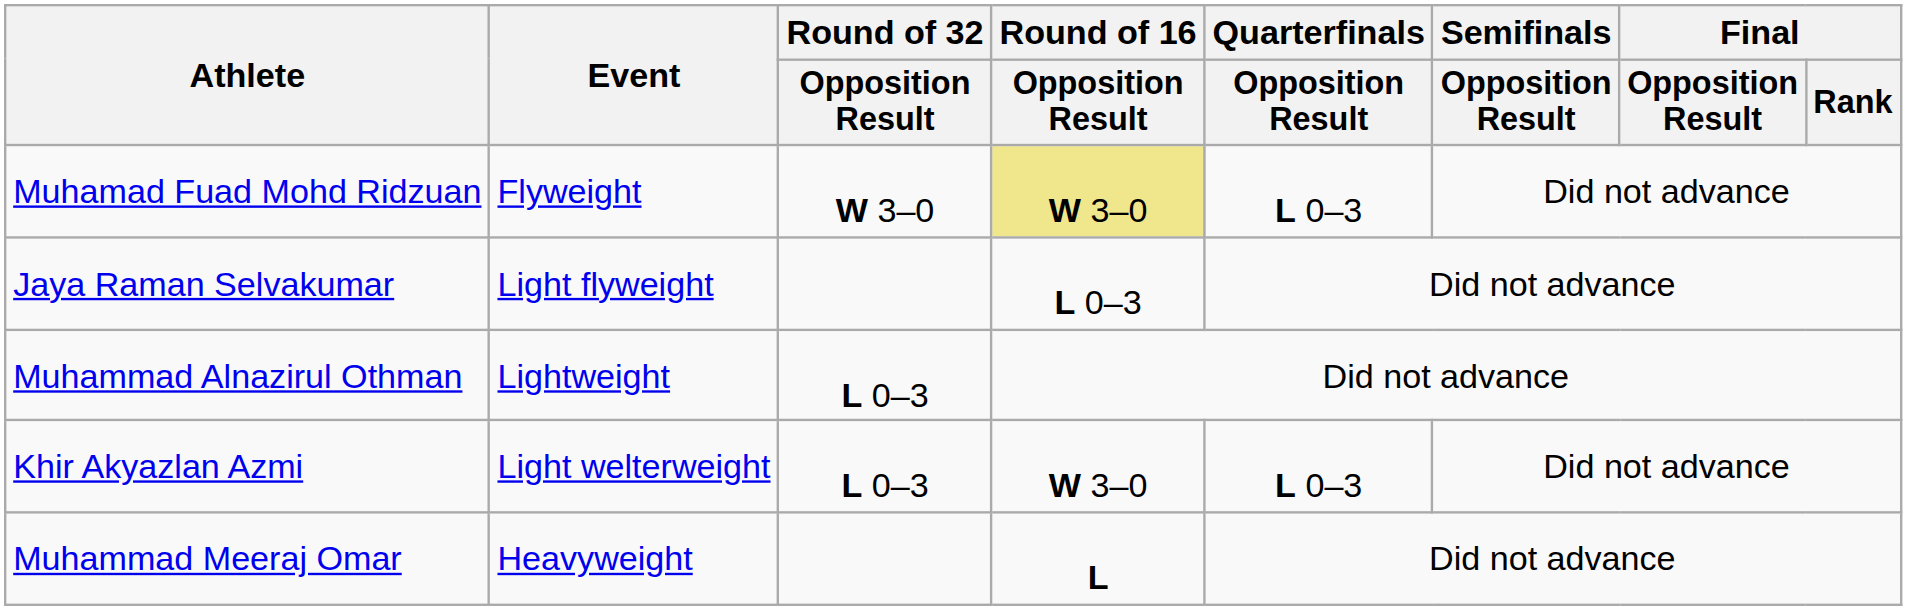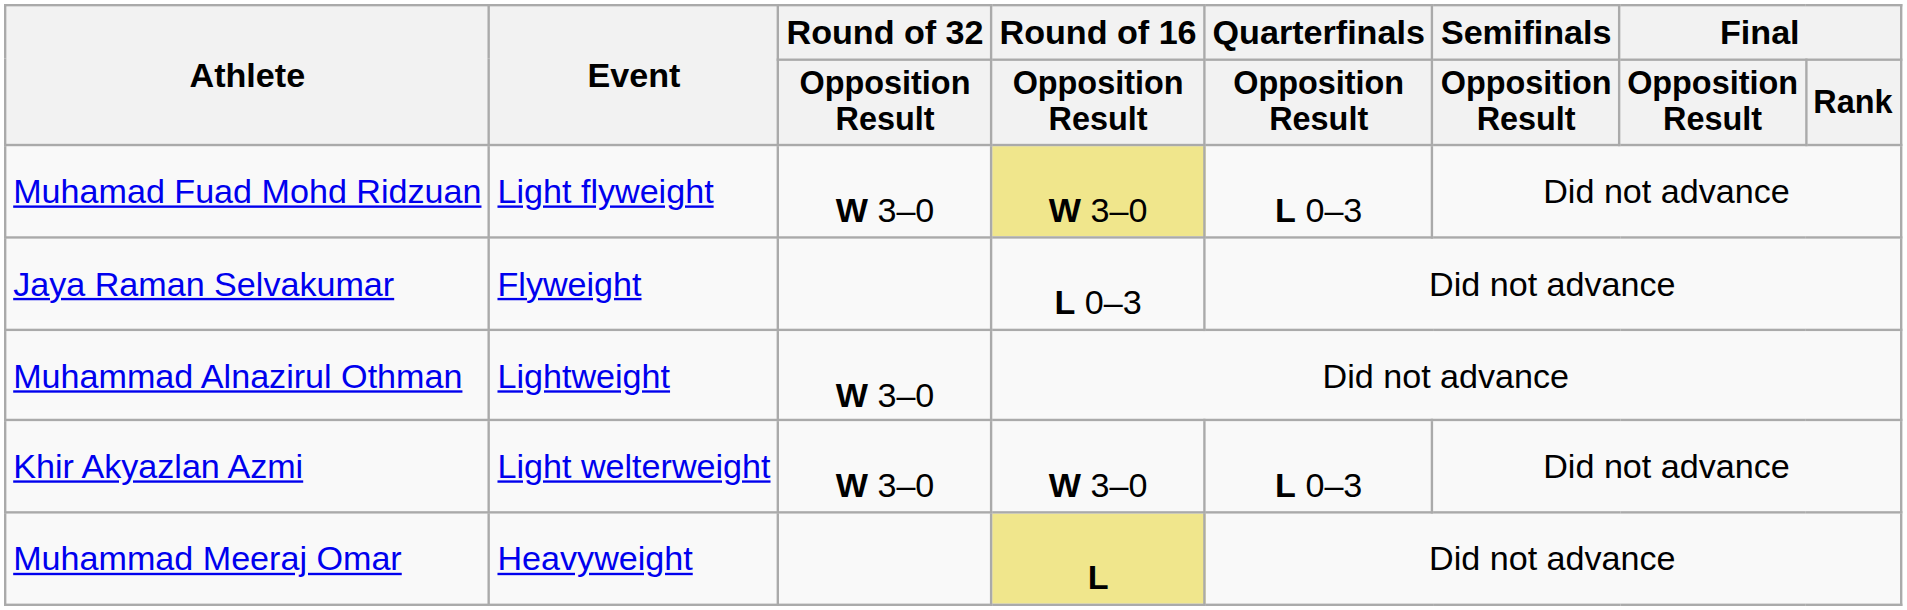(570, 192) Flyweight -> (606, 192) Light flyweight
(606, 284) Light flyweight -> (570, 284) Flyweight
(885, 394) L 0–3 -> (885, 394) W 3–0
(885, 486) L 0–3 -> (885, 486) W 3–0
(1098, 578) no background -> (1098, 578) khaki background
